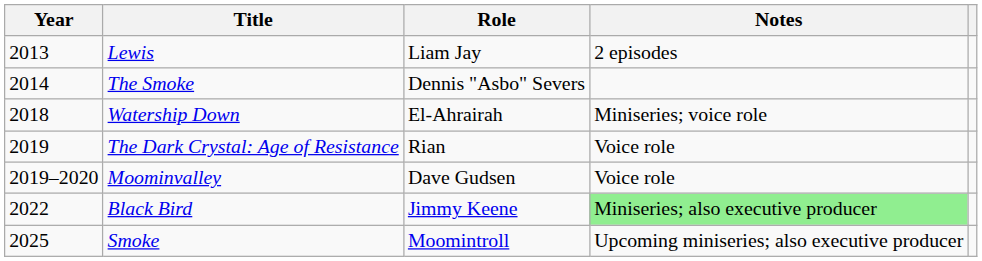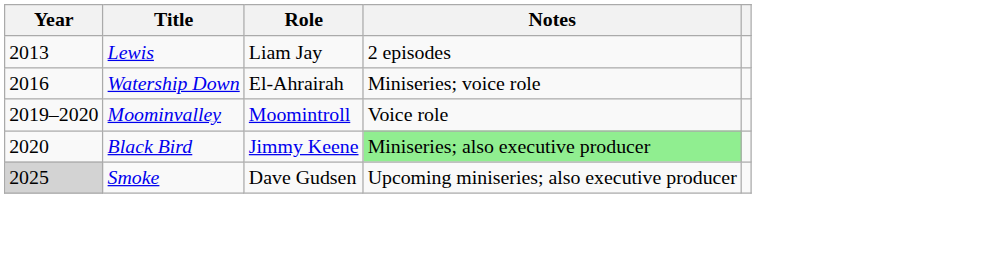- row: (151, 83)
(29, 114) 2018 -> (29, 83) 2016
- row: (253, 146)
(462, 177) Dave Gudsen -> (300, 114) Moomintroll
(29, 209) 2022 -> (29, 146) 2020
(29, 240) no background -> (29, 177) lightgrey background
(459, 240) Moomintroll -> (303, 177) Dave Gudsen
